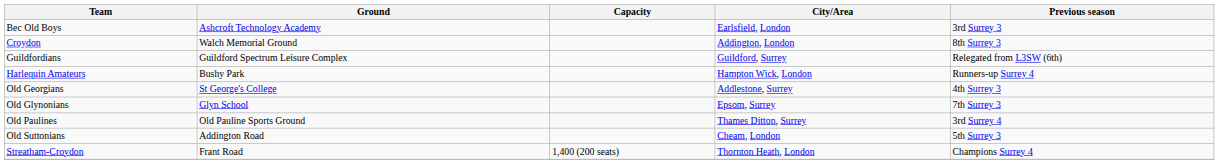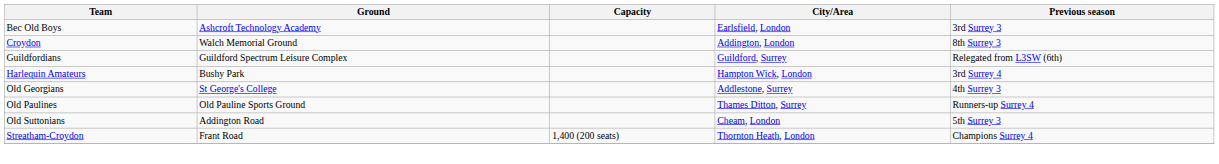(993, 74) Runners-up Surrey 4 -> (977, 74) 3rd Surrey 4
- row: (38, 105)
(977, 120) 3rd Surrey 4 -> (993, 105) Runners-up Surrey 4
